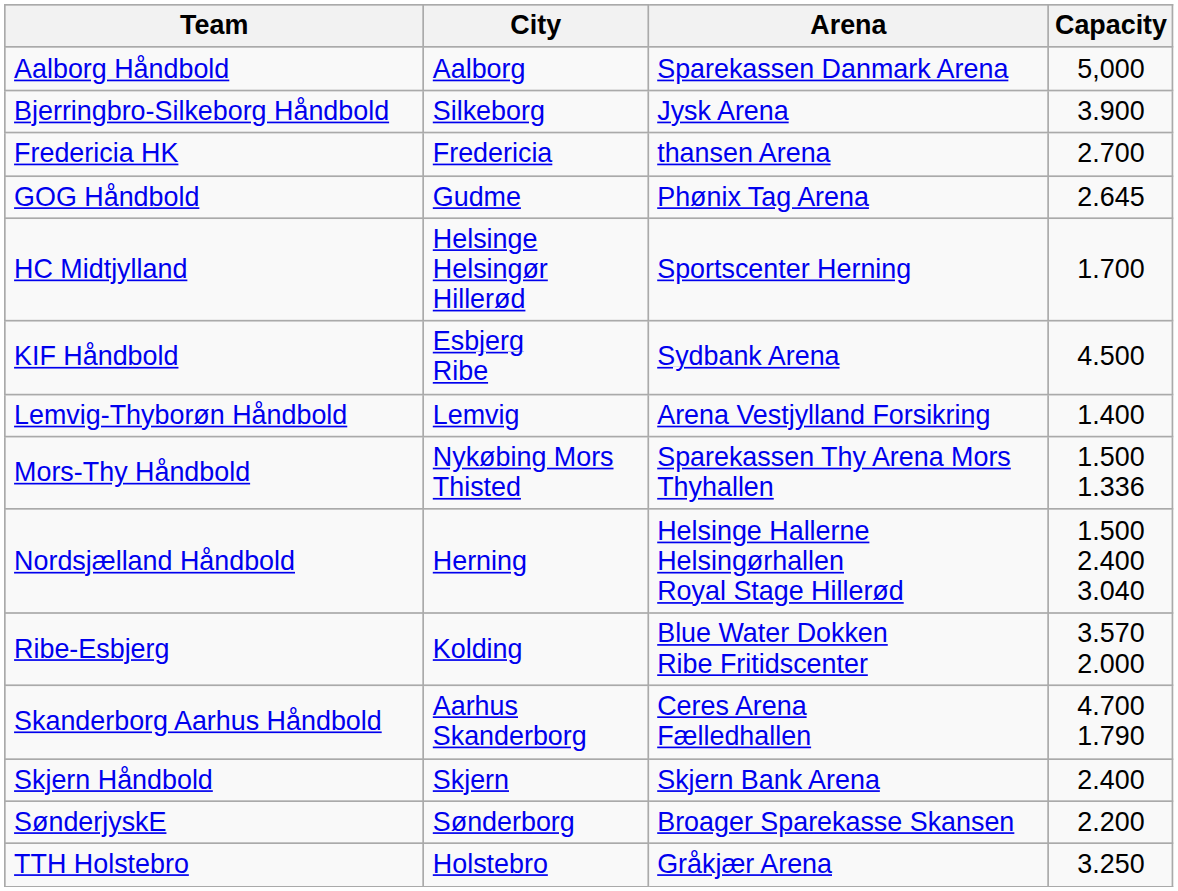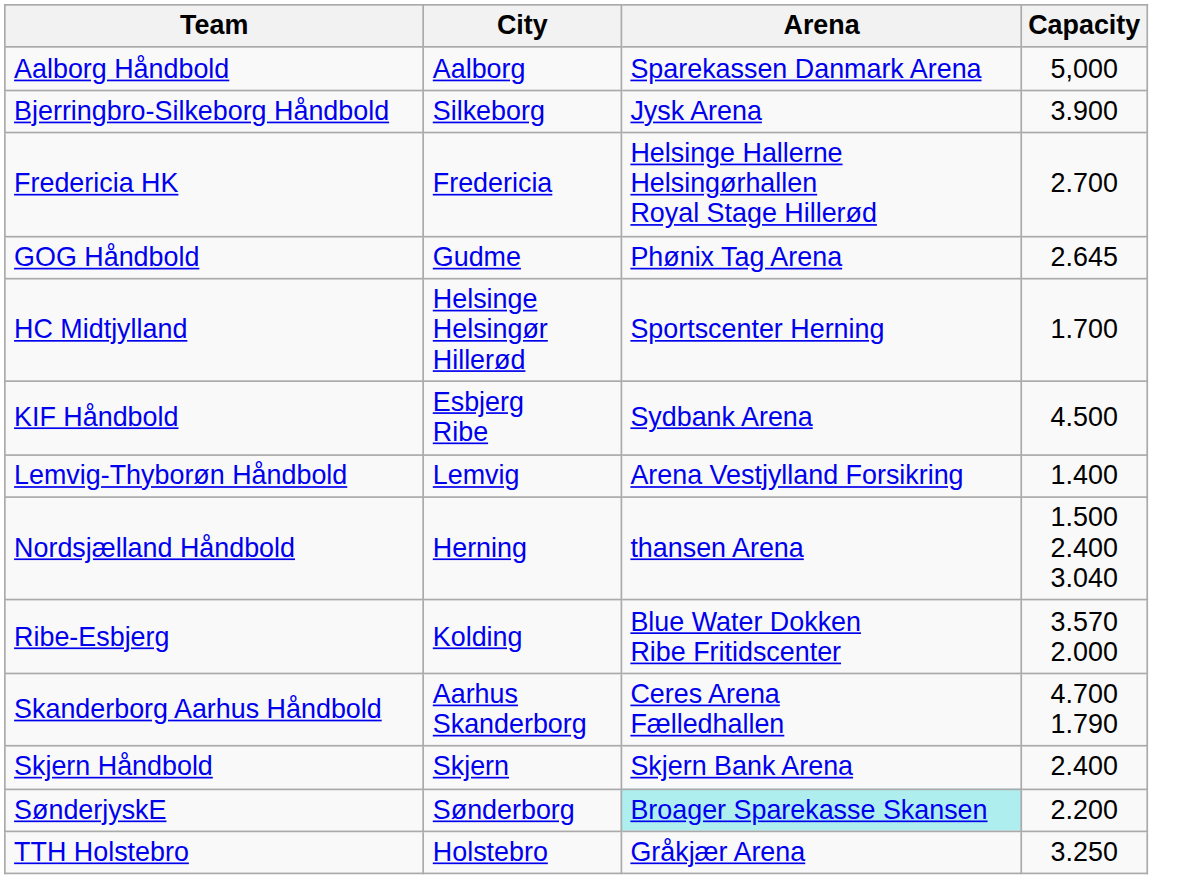(744, 153) thansen Arena -> (754, 183) Helsinge Hallerne Helsingørhallen Royal Stage Hillerød
- row: (132, 472)
(780, 560) Helsinge Hallerne Helsingørhallen Royal Stage Hillerød -> (717, 548) thansen Arena
(836, 821) no background -> (809, 809) paleturquoise background
